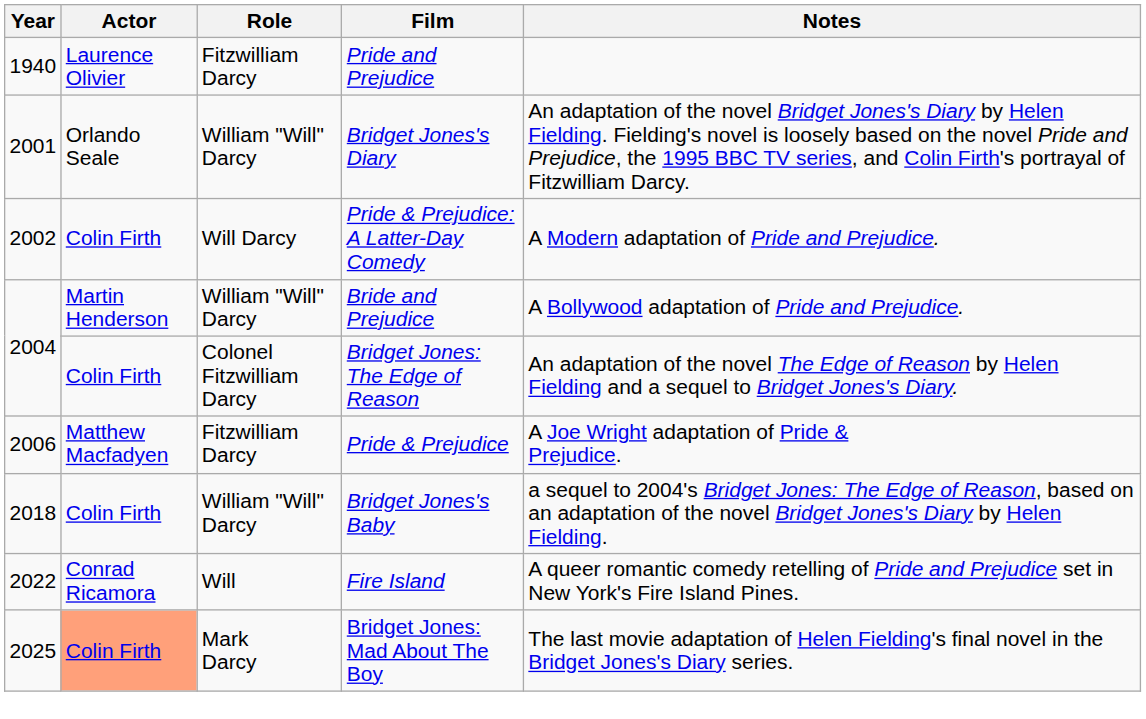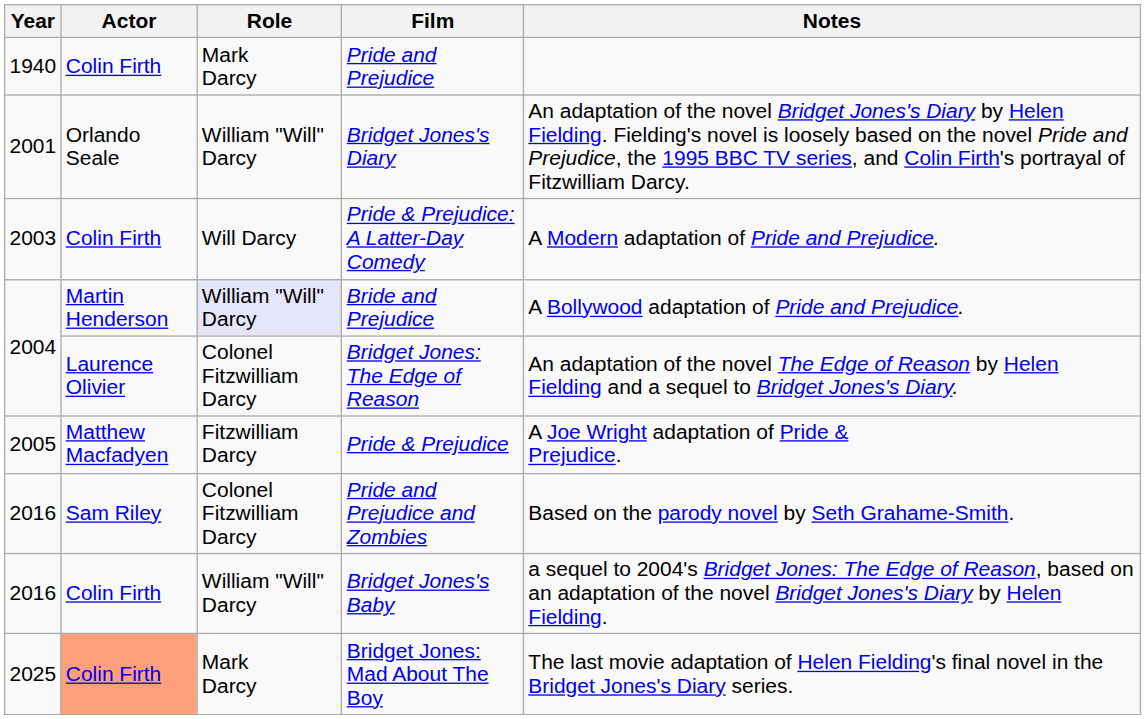(109, 66) Laurence Olivier -> (114, 66) Colin Firth
(250, 66) Fitzwilliam Darcy -> (229, 66) Mark Darcy
(33, 238) 2002 -> (33, 238) 2003
(263, 307) no background -> (263, 307) lavender background
(114, 375) Colin Firth -> (109, 375) Laurence Olivier
(33, 444) 2006 -> (33, 444) 2005
+ row: (411, 513)
(33, 513) 2018 -> (33, 593) 2016
- row: (396, 581)
